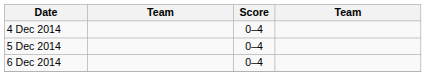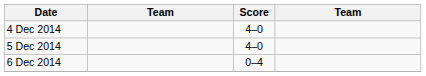(254, 29) 0–4 -> (254, 29) 4–0
(254, 46) 0–4 -> (254, 46) 4–0
